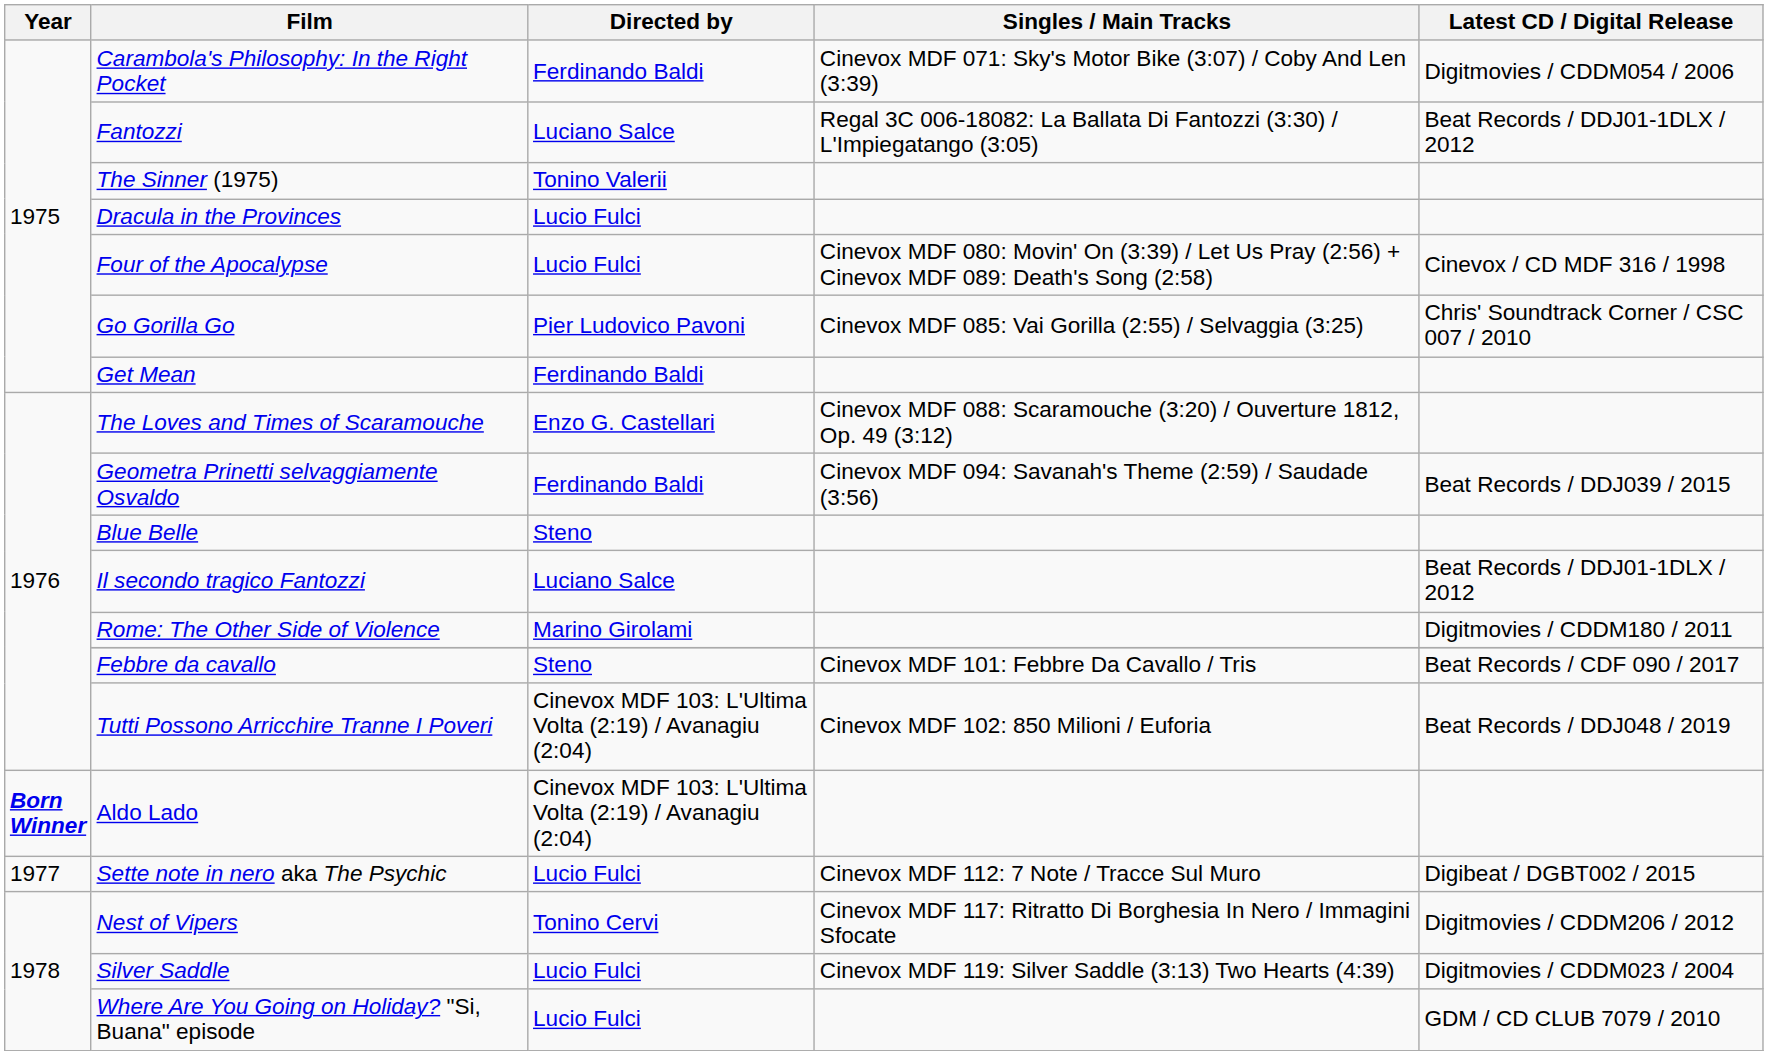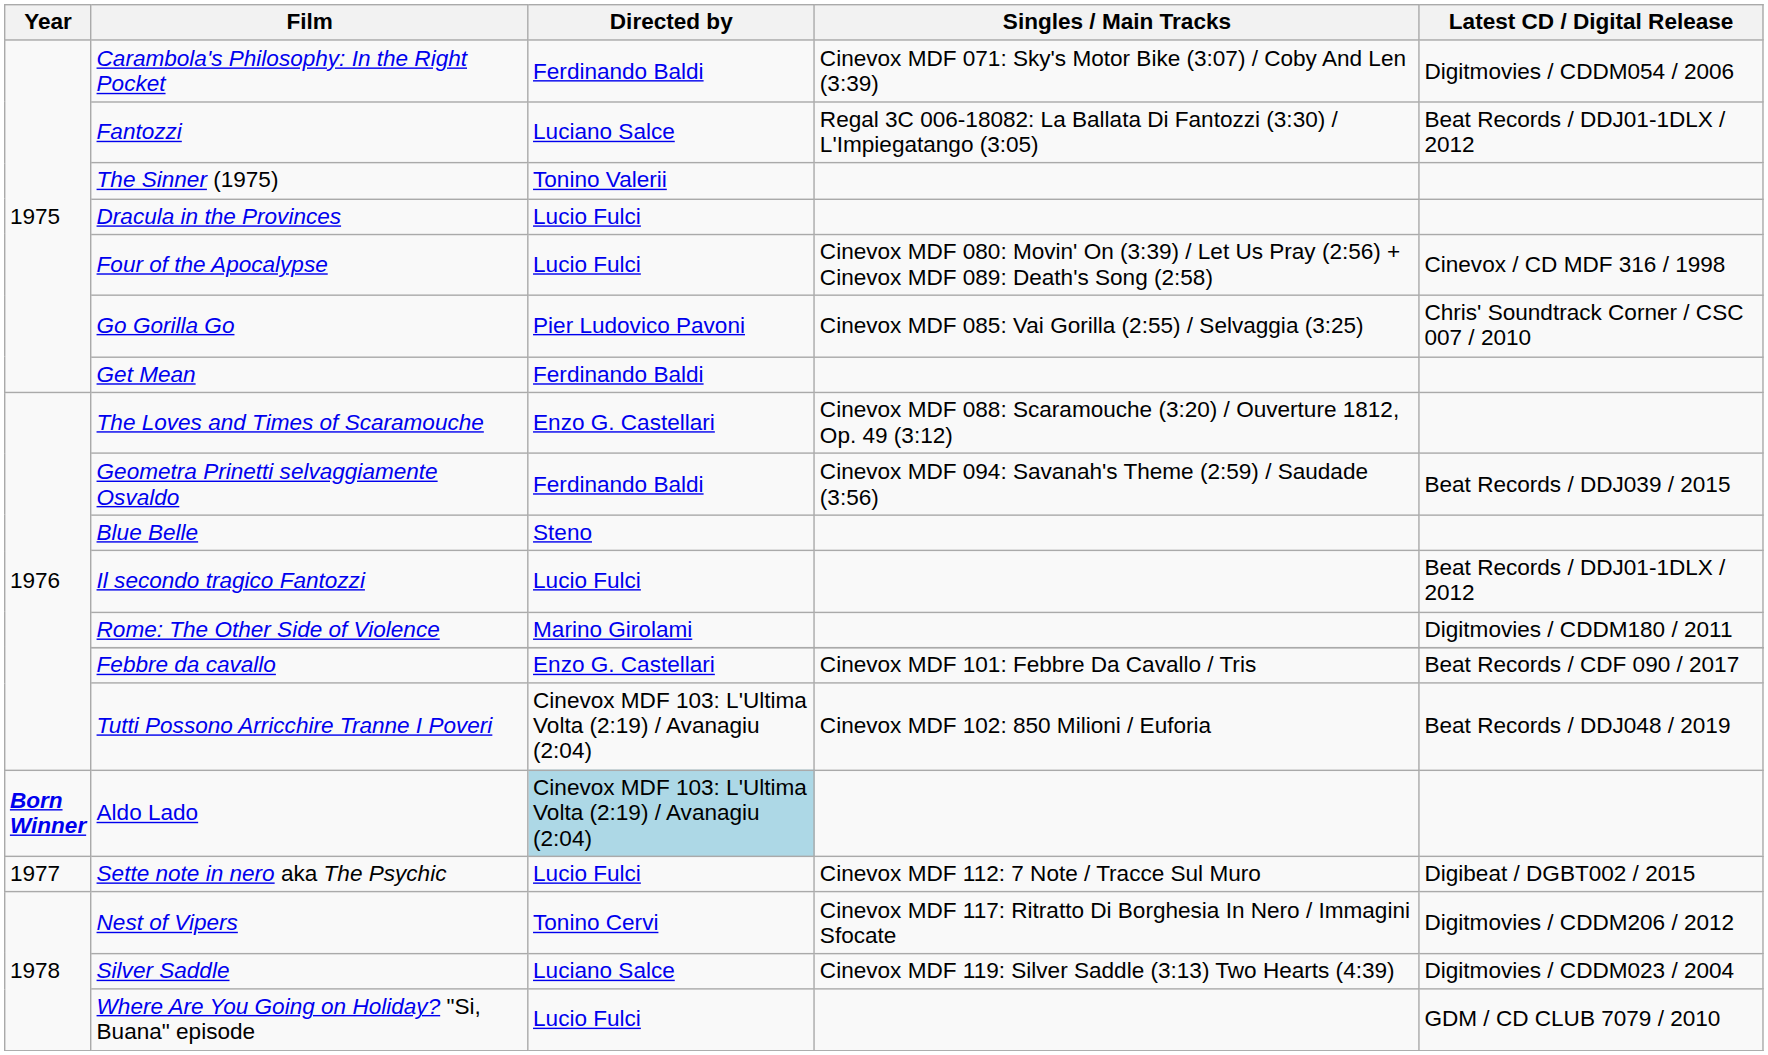(604, 580) Luciano Salce -> (587, 580) Lucio Fulci
(563, 665) Steno -> (624, 665) Enzo G. Castellari
(670, 812) no background -> (670, 812) lightblue background
(587, 970) Lucio Fulci -> (604, 970) Luciano Salce
